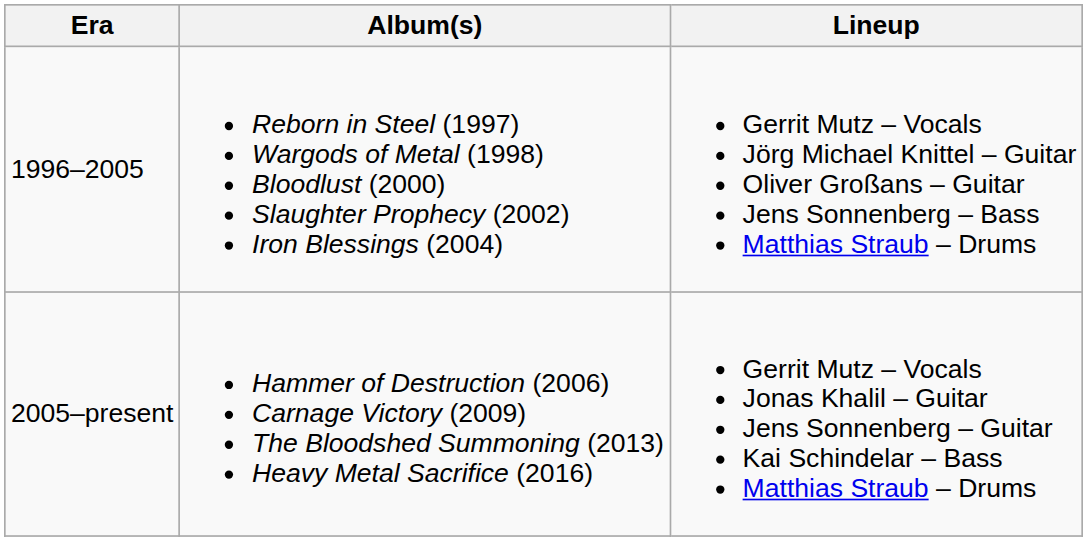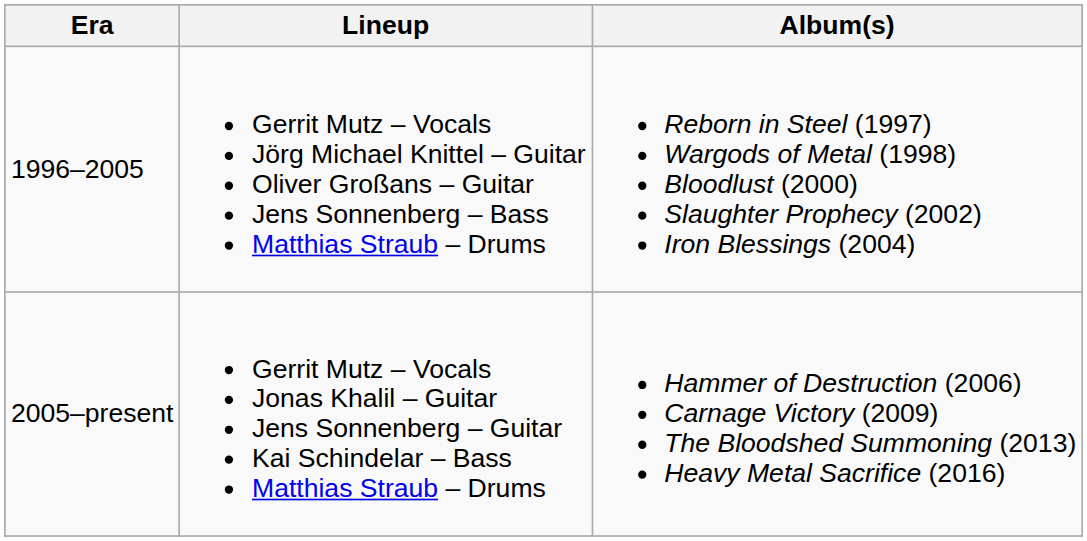columns swapped: (876, 25) <-> (425, 25)
